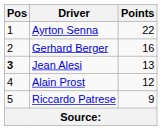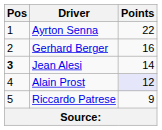(148, 65) 13 -> (148, 65) 14
(148, 83) no background -> (148, 83) lavender background
